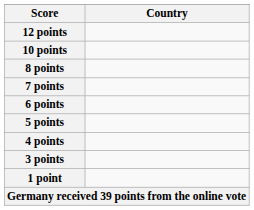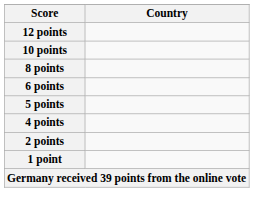- row: (45, 86)
- row: (45, 159)
+ row: (45, 141)
